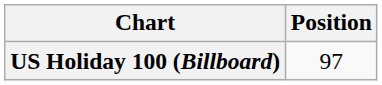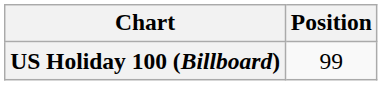(331, 60) 97 -> (331, 60) 99
